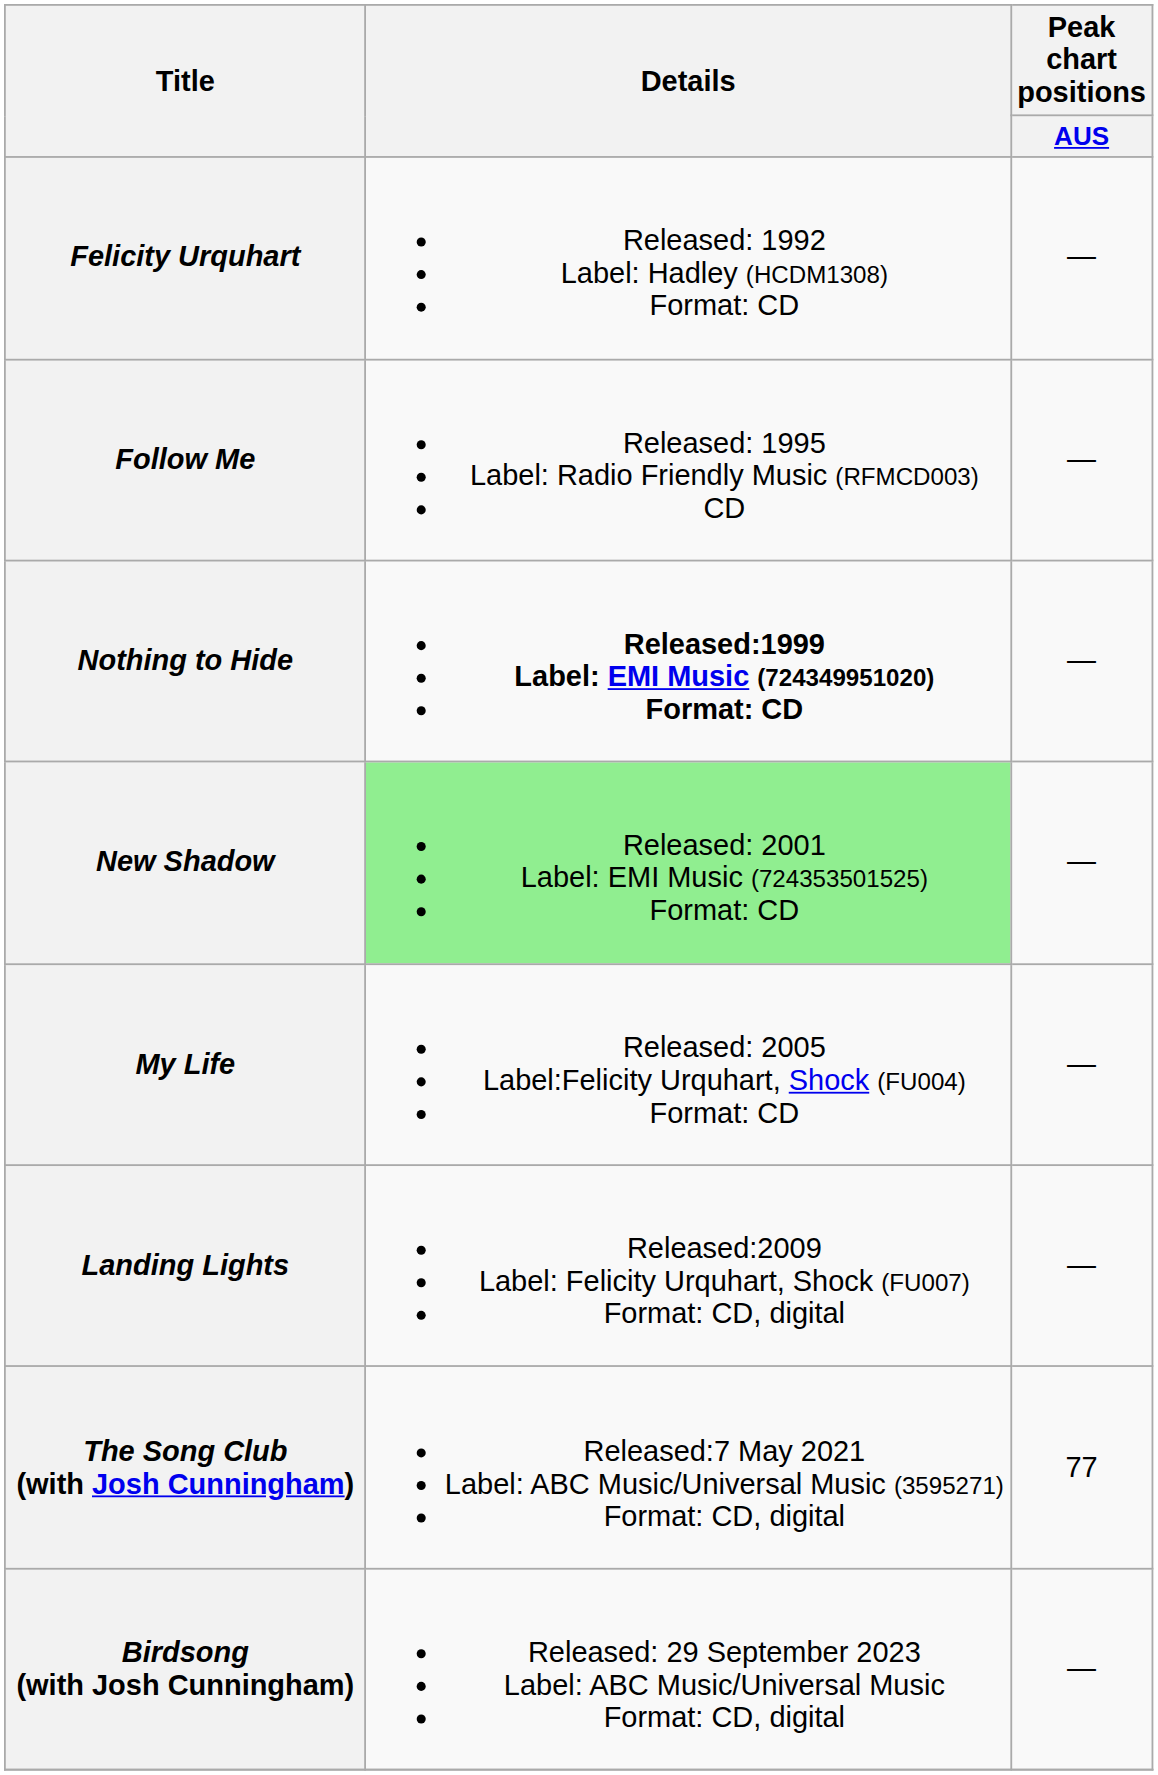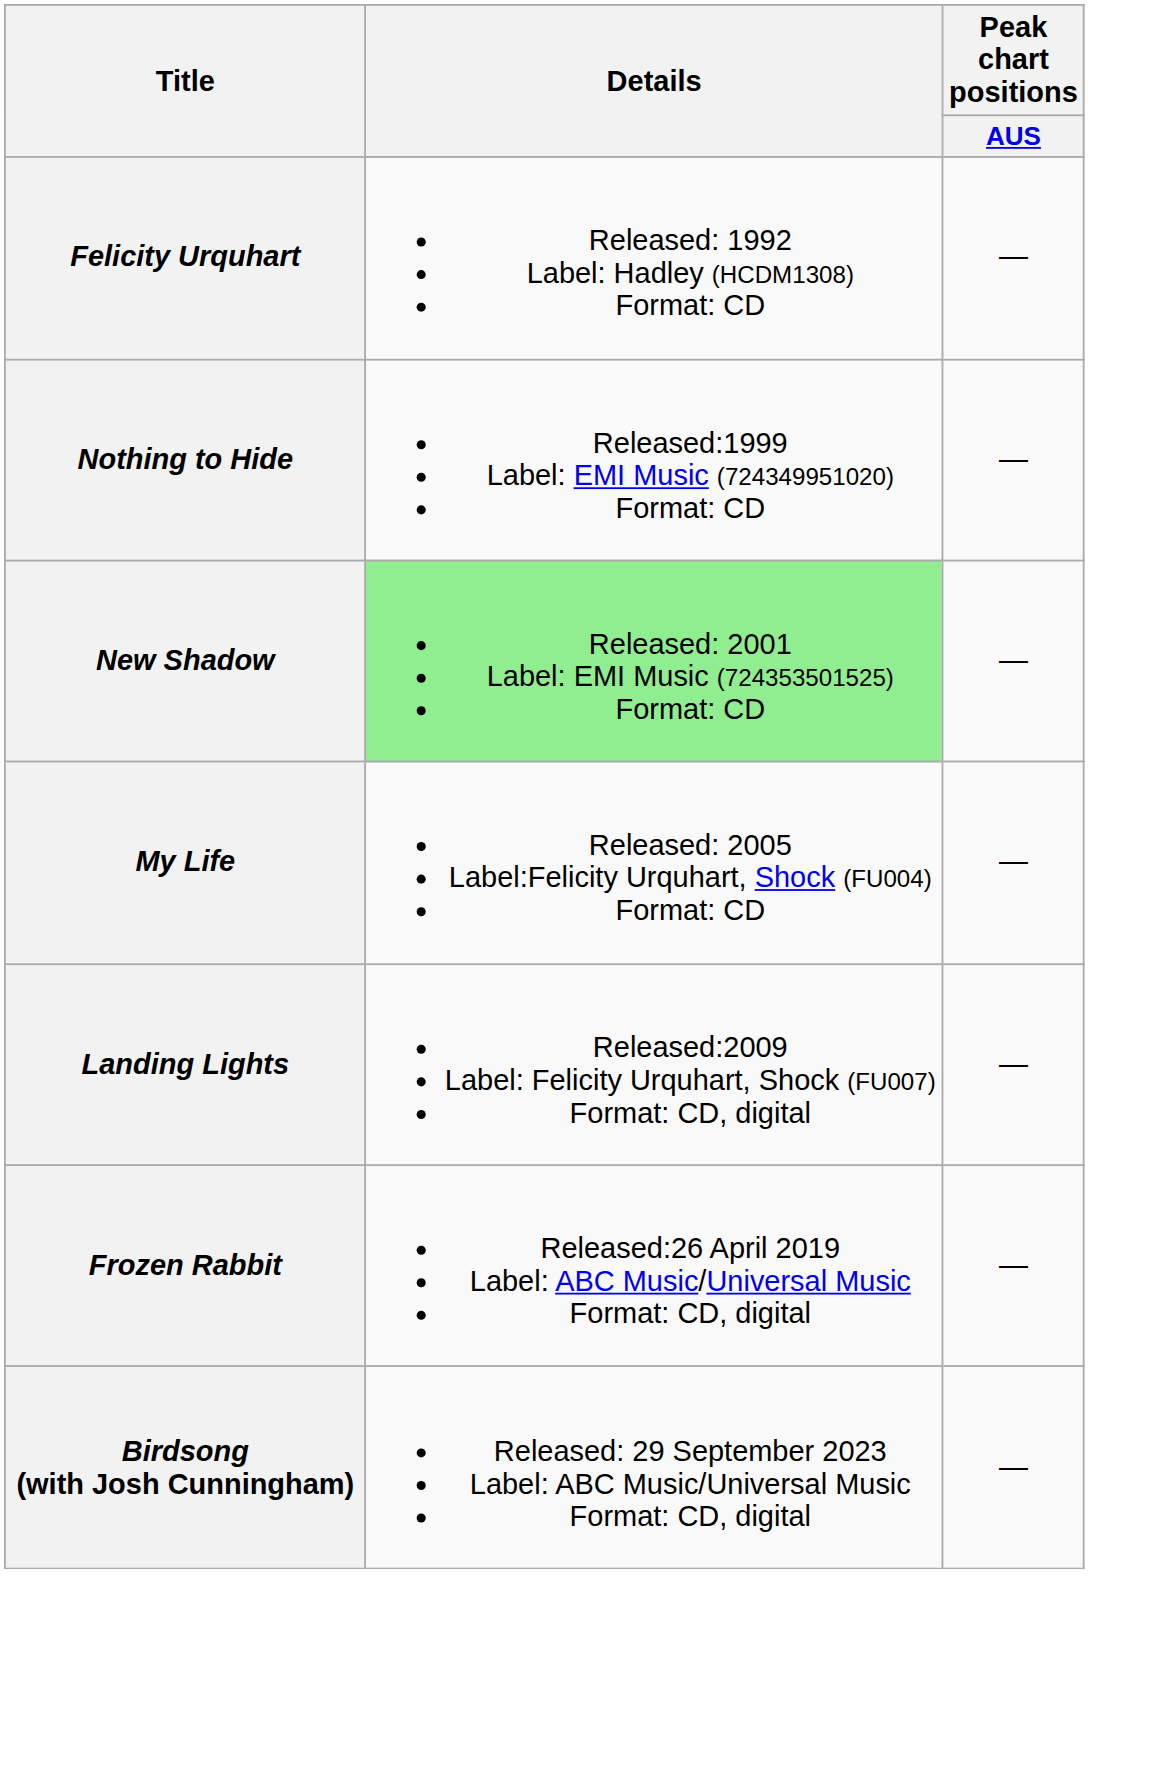- row: (185, 459)
(688, 677) bold -> (654, 476) normal
+ row: (185, 1265)
- row: (185, 1467)
